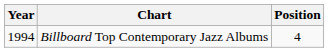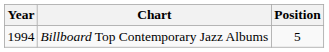(297, 36) 4 -> (297, 36) 5
